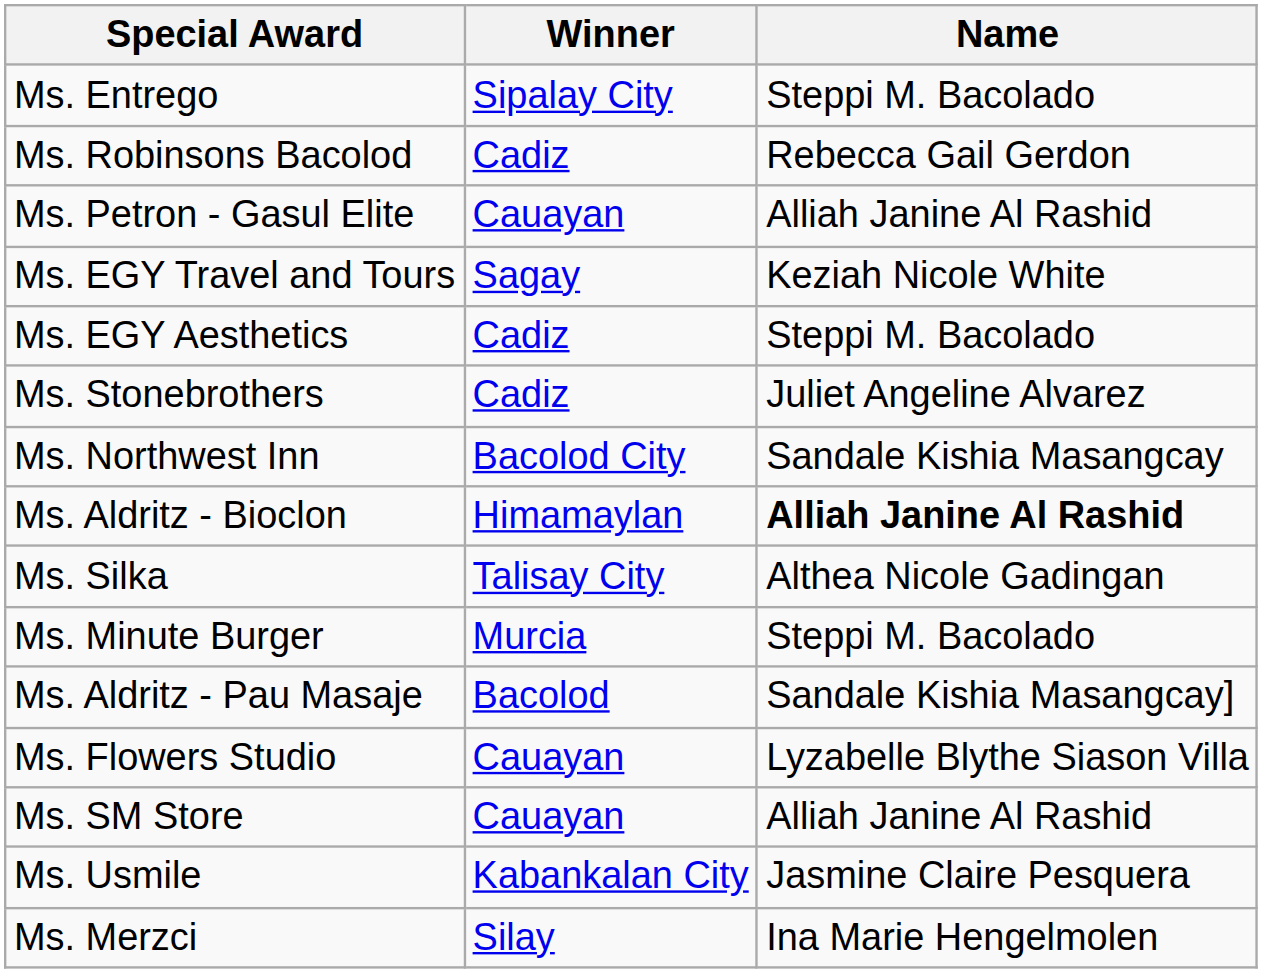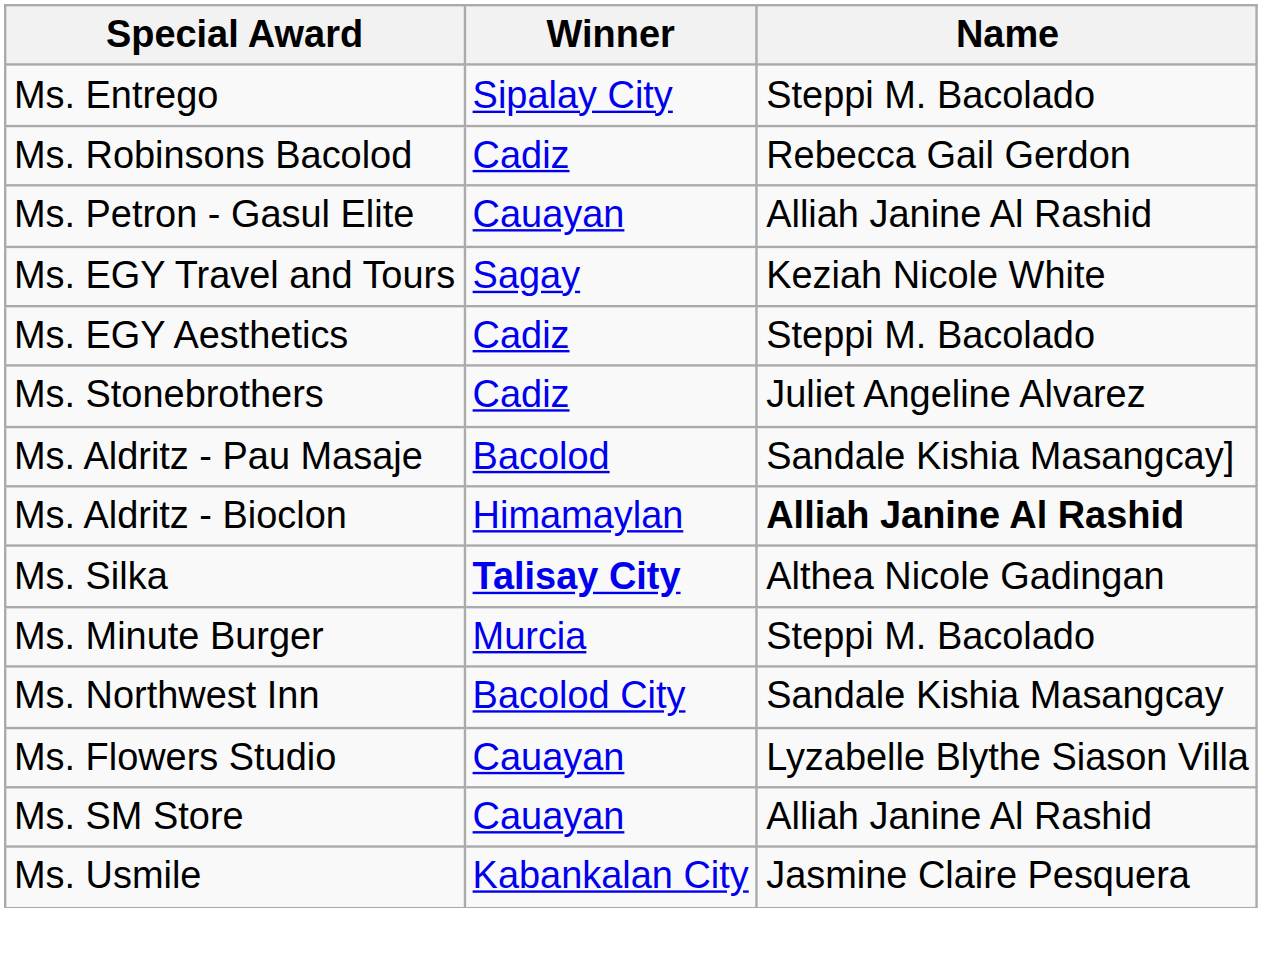rows swapped: (218, 696) <-> (167, 455)
(568, 575) normal -> (577, 575) bold
- row: (106, 936)
